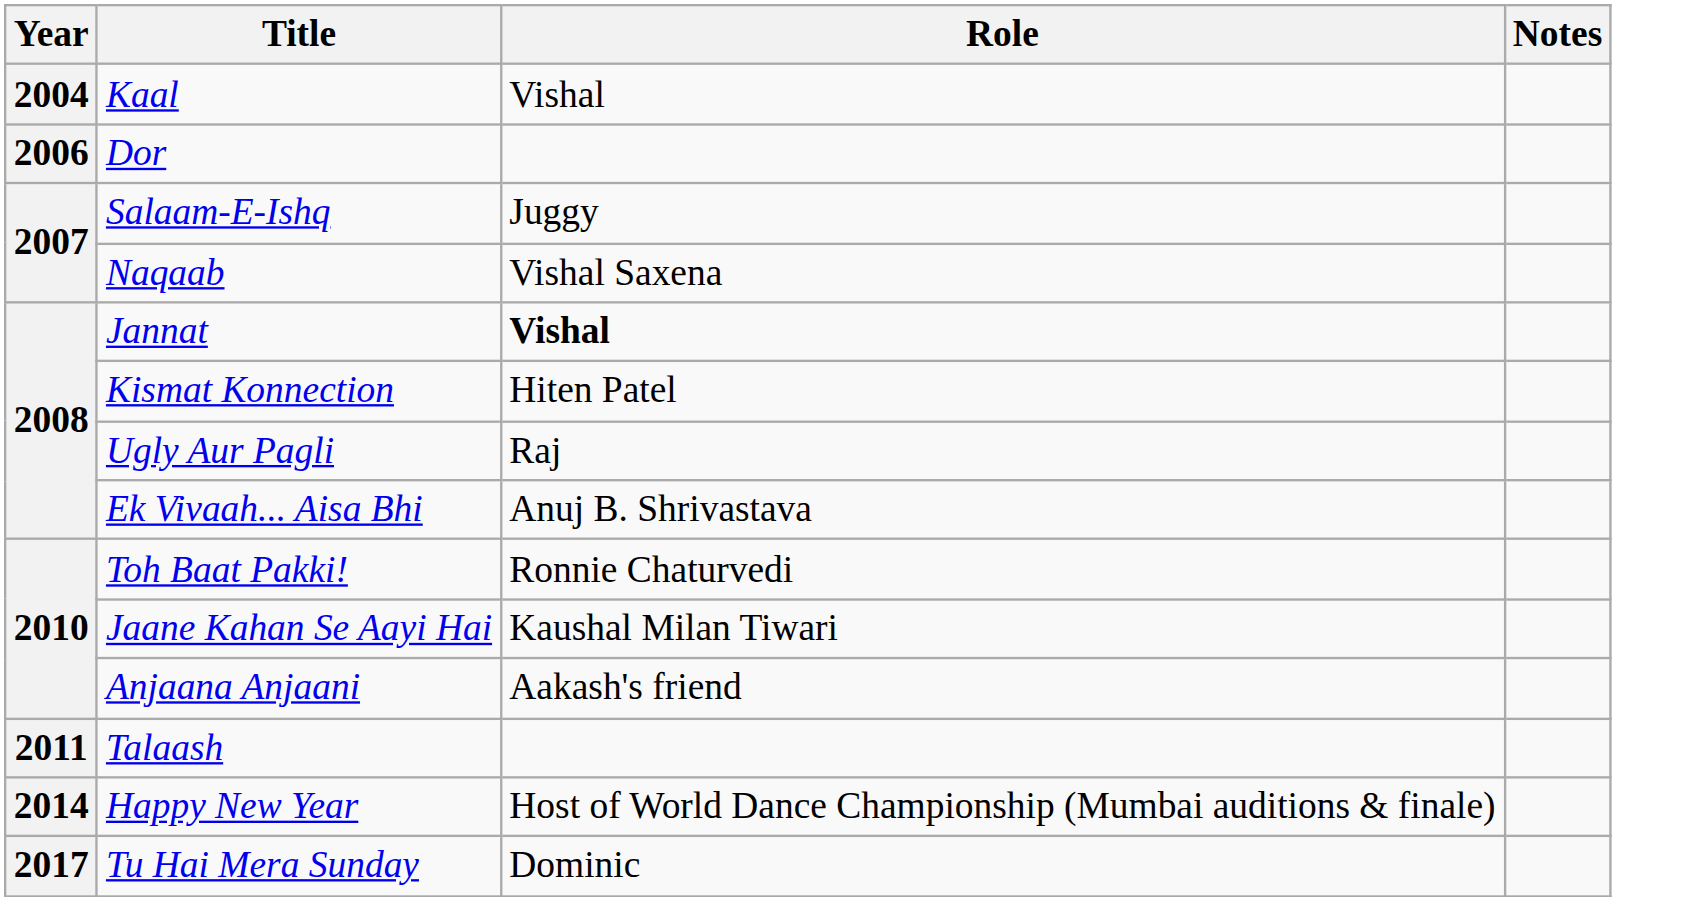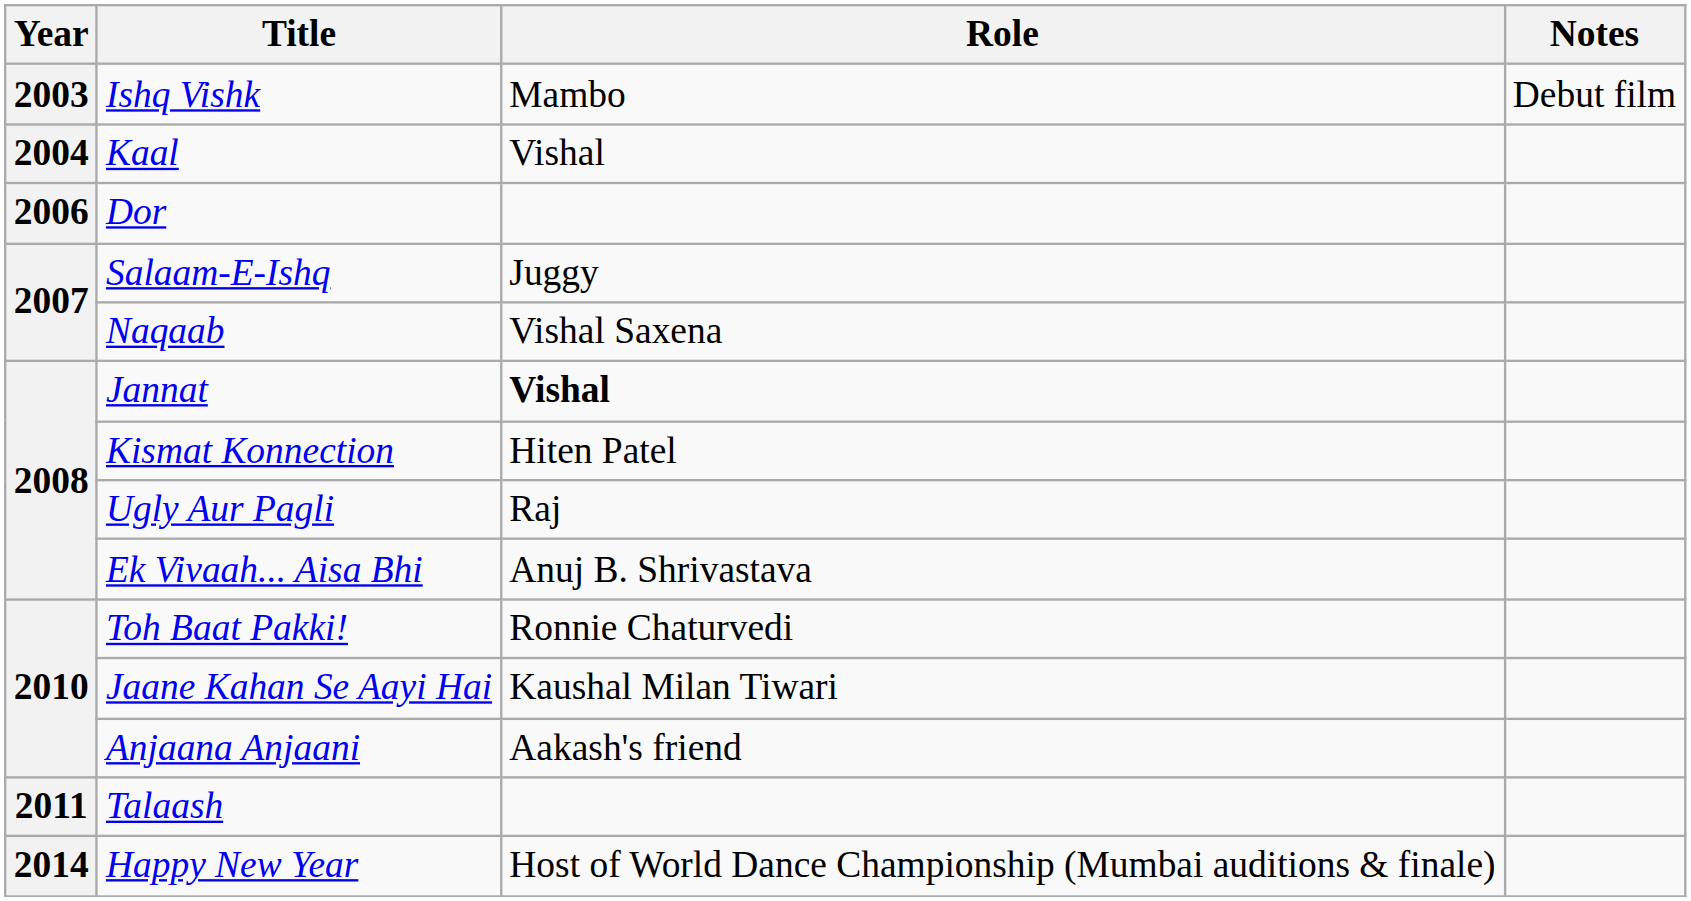+ row: (183, 93)
- row: (262, 865)
